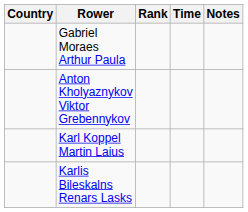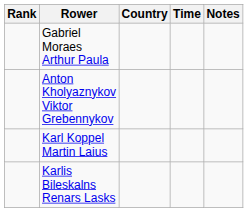columns swapped: (153, 14) <-> (30, 14)
